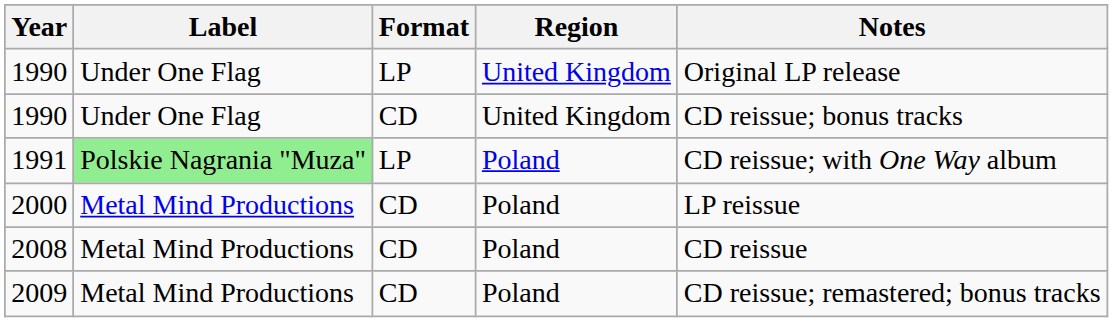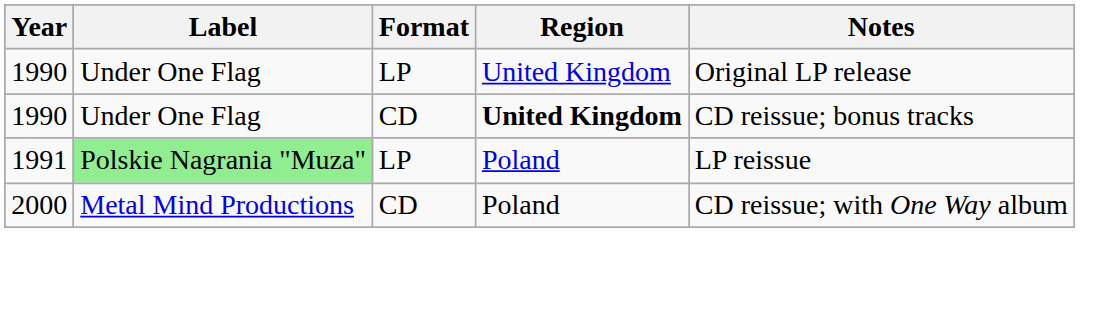(576, 115) normal -> (582, 115) bold
(870, 159) CD reissue; with One Way album -> (753, 159) LP reissue
(742, 204) LP reissue -> (881, 204) CD reissue; with One Way album
- row: (39, 248)
- row: (39, 293)
